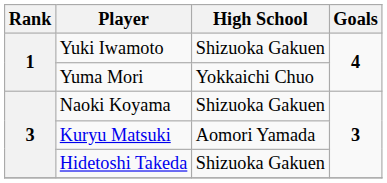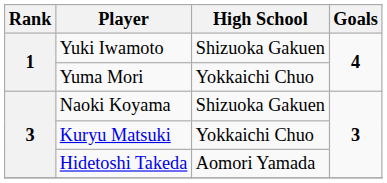(256, 134) Aomori Yamada -> (255, 134) Yokkaichi Chuo
(260, 163) Shizuoka Gakuen -> (256, 163) Aomori Yamada
